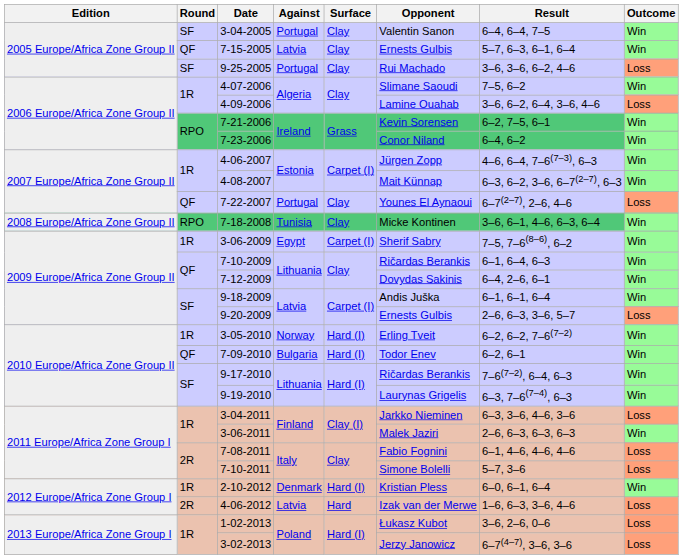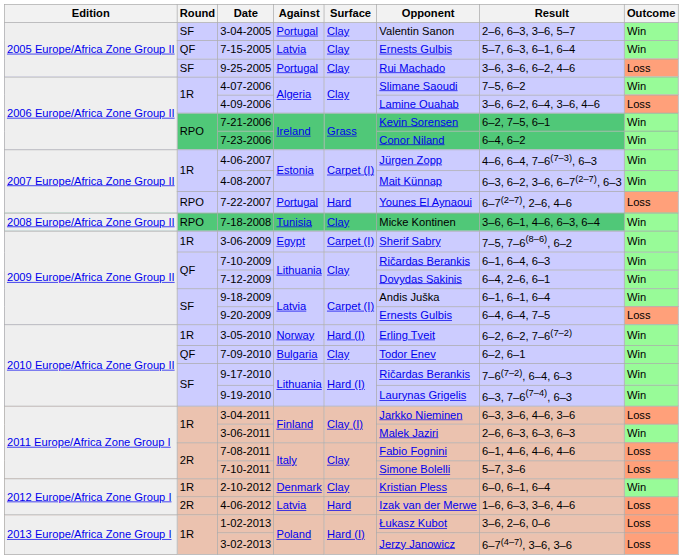(516, 31) 6–4, 6–4, 7–5 -> (529, 31) 2–6, 6–3, 3–6, 5–7
(188, 201) QF -> (192, 201) RPO
(338, 201) Clay -> (339, 201) Hard
(529, 315) 2–6, 6–3, 3–6, 5–7 -> (516, 315) 6–4, 6–4, 7–5
(346, 354) Hard (I) -> (338, 354) Clay
(346, 487) Hard (I) -> (338, 487) Clay
